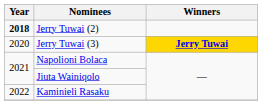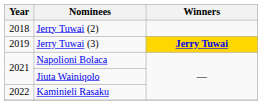(19, 28) bold -> (19, 28) normal
(19, 44) 2020 -> (19, 44) 2019
